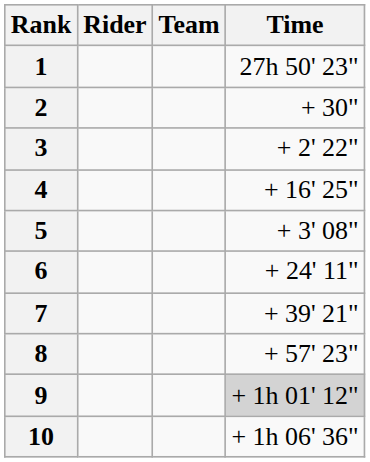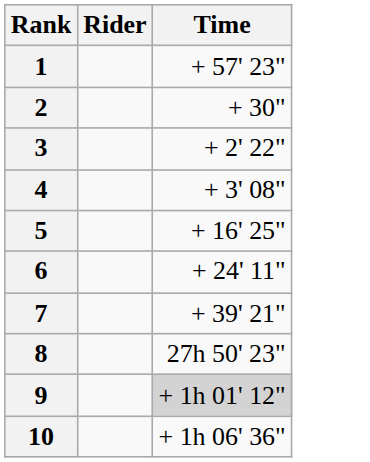- column: (189, 25)
(299, 66) 27h 50' 23" -> (238, 66) + 57' 23"
(311, 189) + 16' 25" -> (245, 189) + 3' 08"
(318, 230) + 3' 08" -> (238, 230) + 16' 25"
(311, 353) + 57' 23" -> (226, 353) 27h 50' 23"
